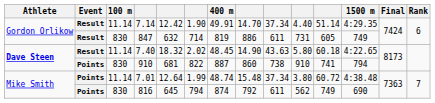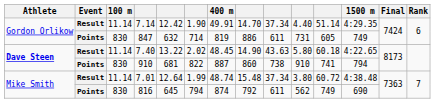(91, 37) Result -> (91, 37) Points
(171, 51) 18.32 -> (171, 51) 13.22
(91, 78) Points -> (91, 78) Result
